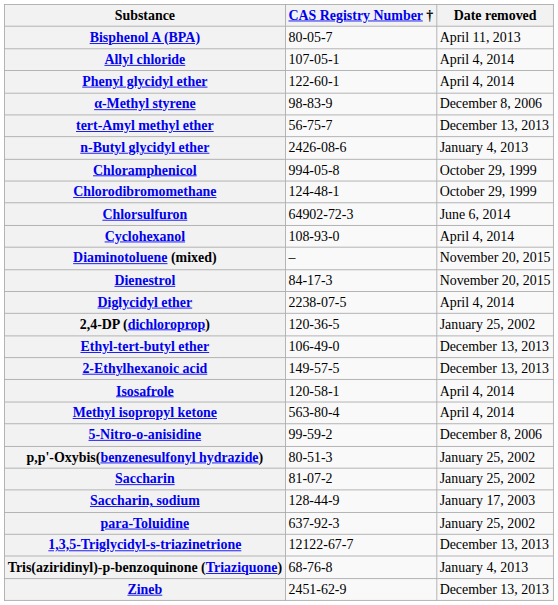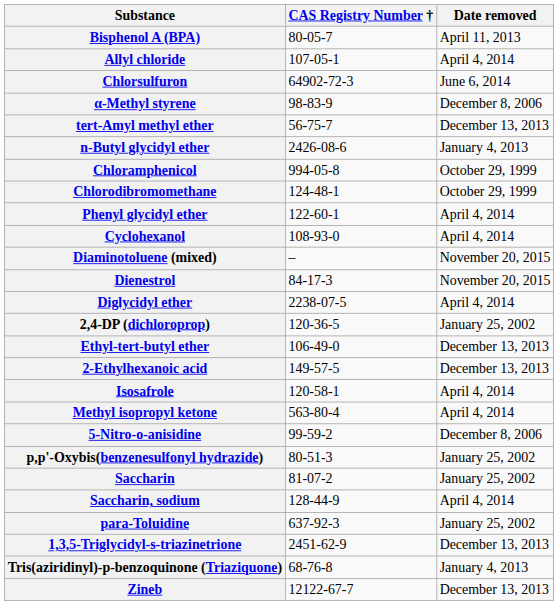rows swapped: (145, 81) <-> (145, 214)
(487, 501) January 17, 2003 -> (477, 501) April 4, 2014
(321, 545) 12122-67-7 -> (317, 545) 2451-62-9
(317, 589) 2451-62-9 -> (321, 589) 12122-67-7
